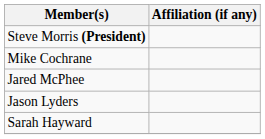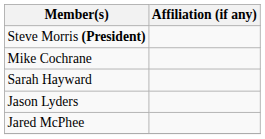rows swapped: (50, 123) <-> (46, 79)
